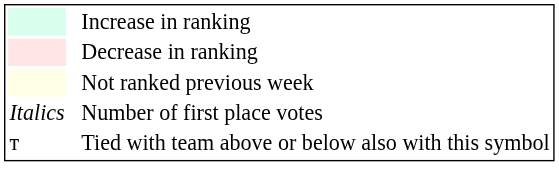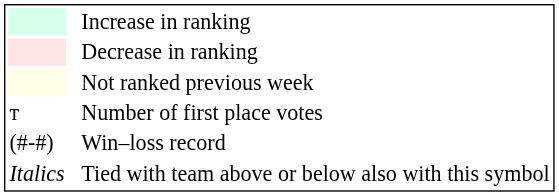(37, 112) Italics -> (14, 112) т
+ row: (154, 143)
(14, 143) т -> (37, 173) Italics
